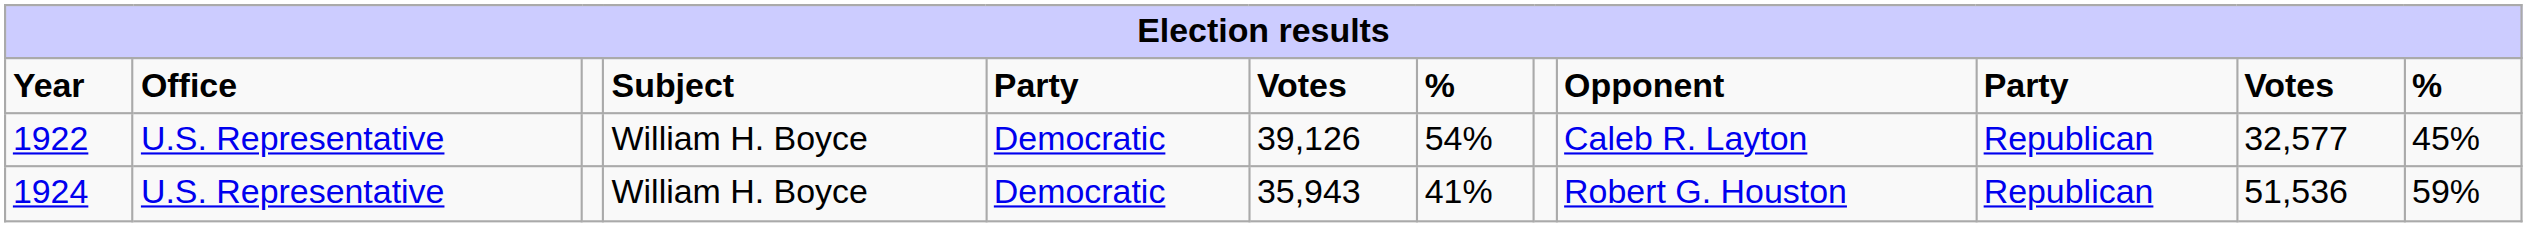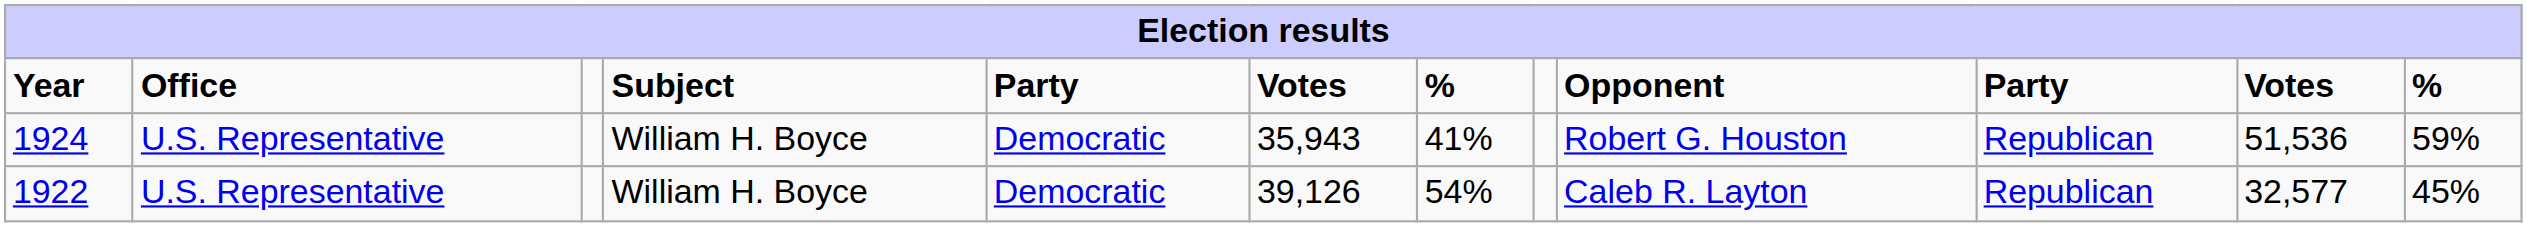rows swapped: (51, 138) <-> (51, 192)
